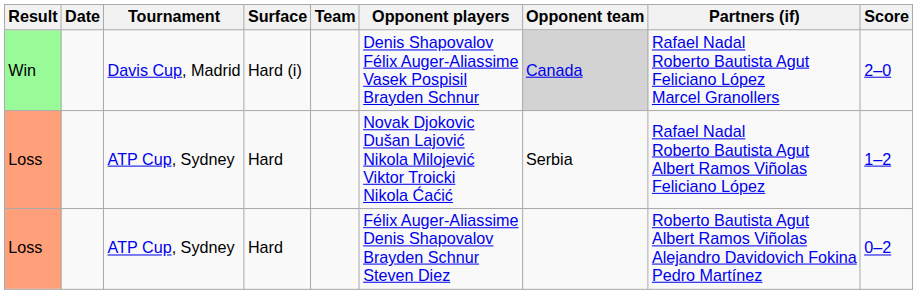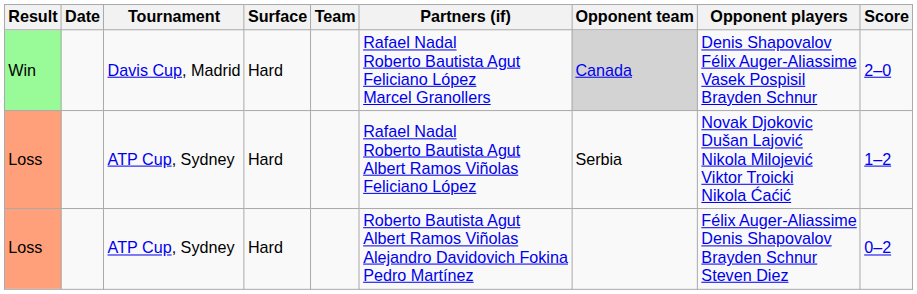columns swapped: (754, 17) <-> (441, 17)
(275, 70) Hard (i) -> (265, 70) Hard
